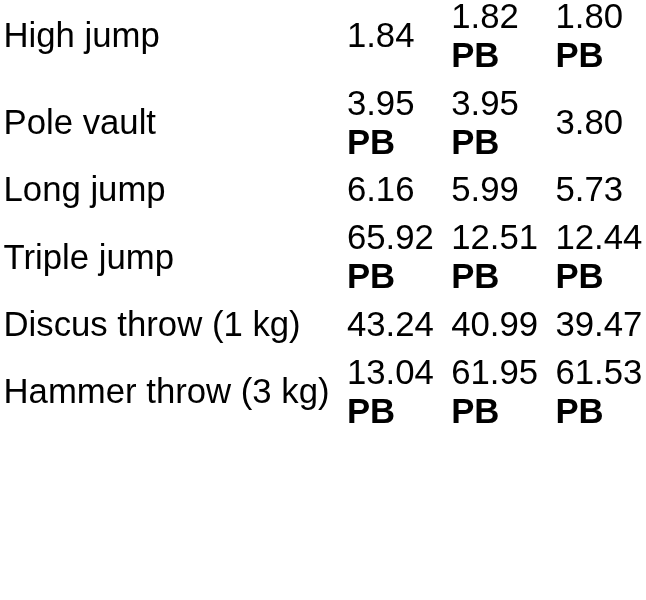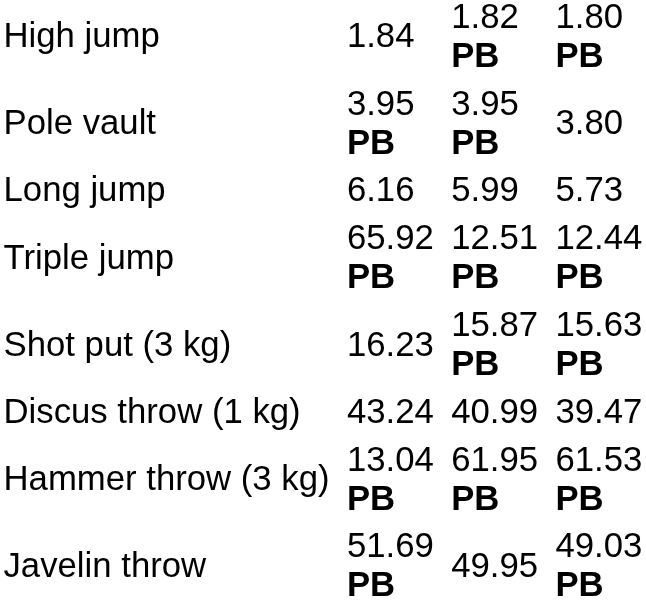+ row: (117, 344)
+ row: (105, 565)
